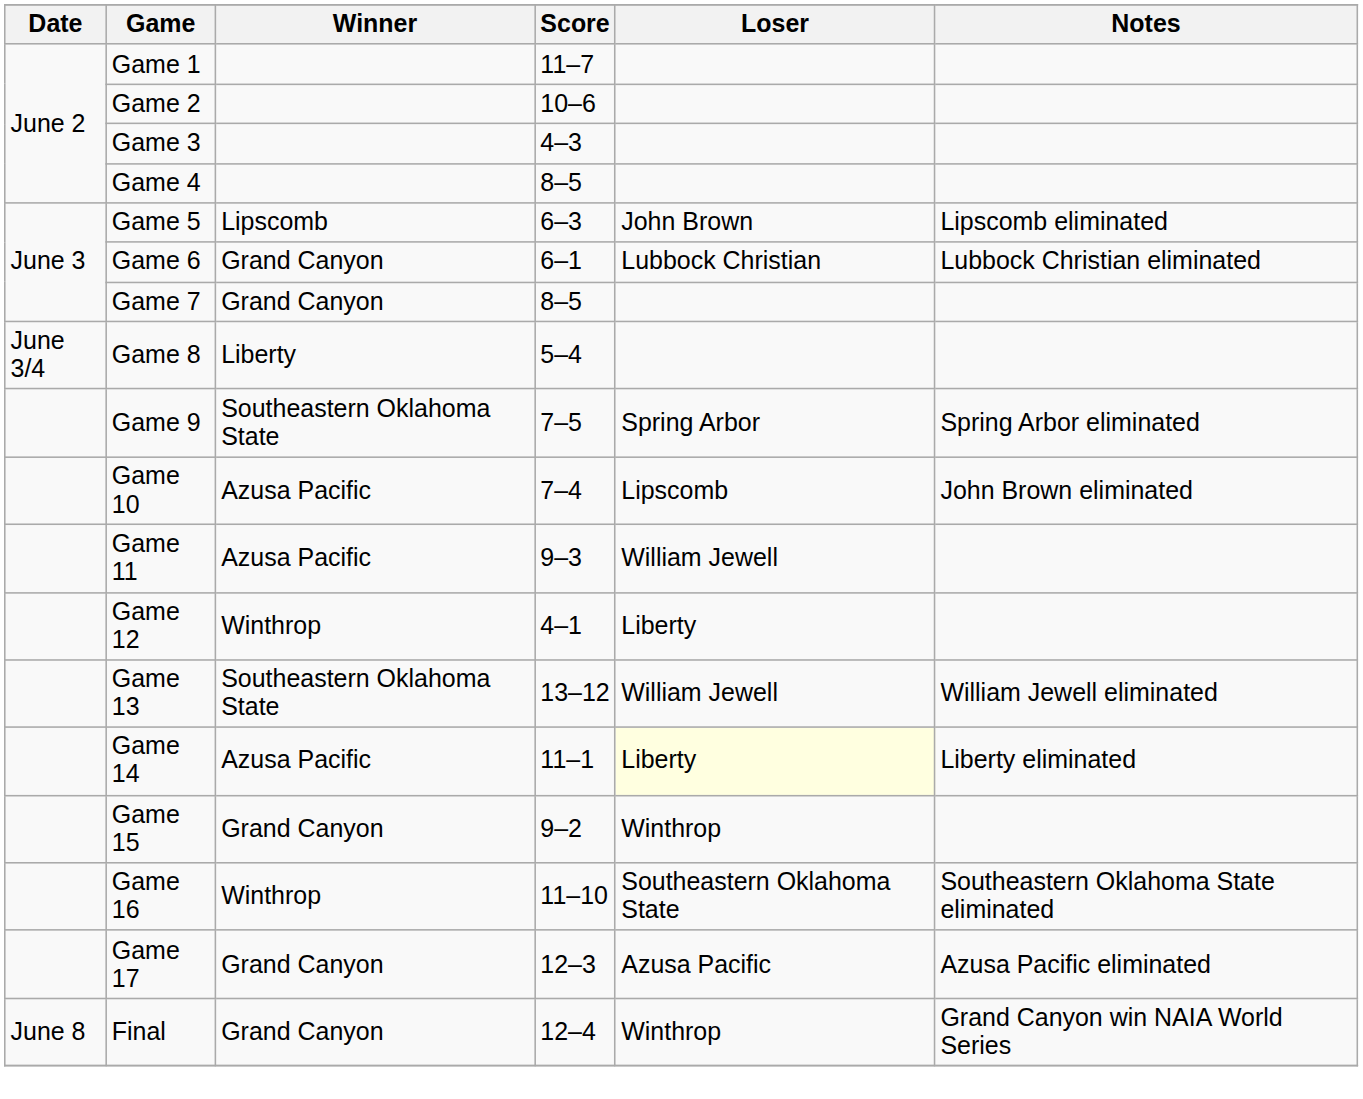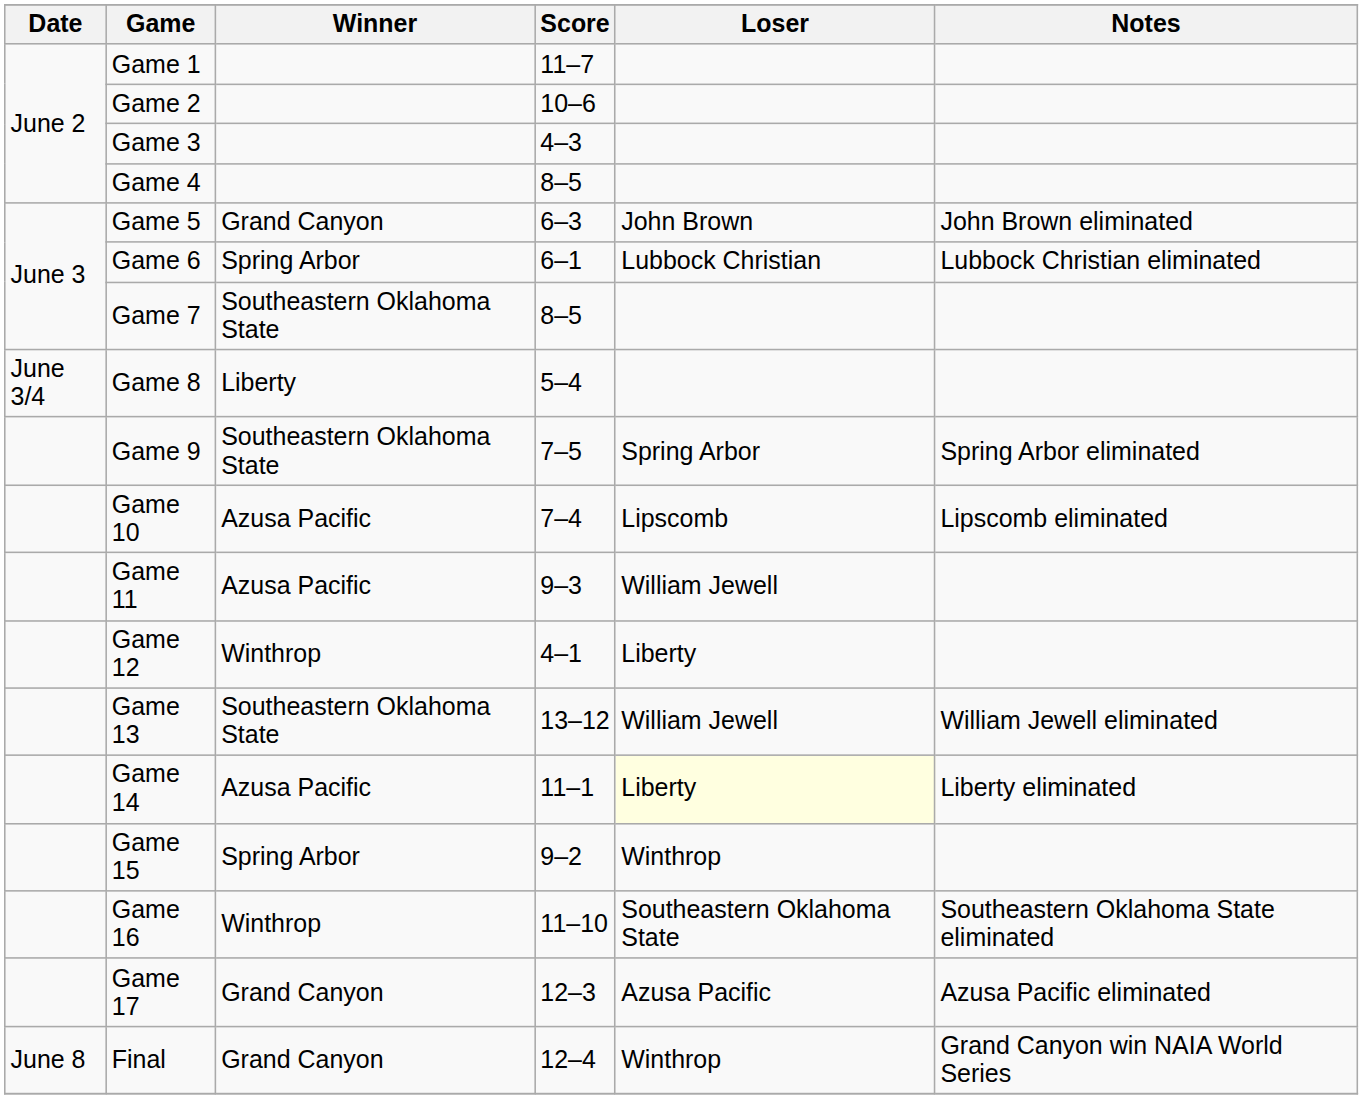(275, 222) Lipscomb -> (302, 222) Grand Canyon
(1054, 222) Lipscomb eliminated -> (1067, 222) John Brown eliminated
(302, 261) Grand Canyon -> (291, 261) Spring Arbor
(302, 301) Grand Canyon -> (356, 315) Southeastern Oklahoma State
(1067, 490) John Brown eliminated -> (1054, 518) Lipscomb eliminated
(302, 828) Grand Canyon -> (291, 856) Spring Arbor
